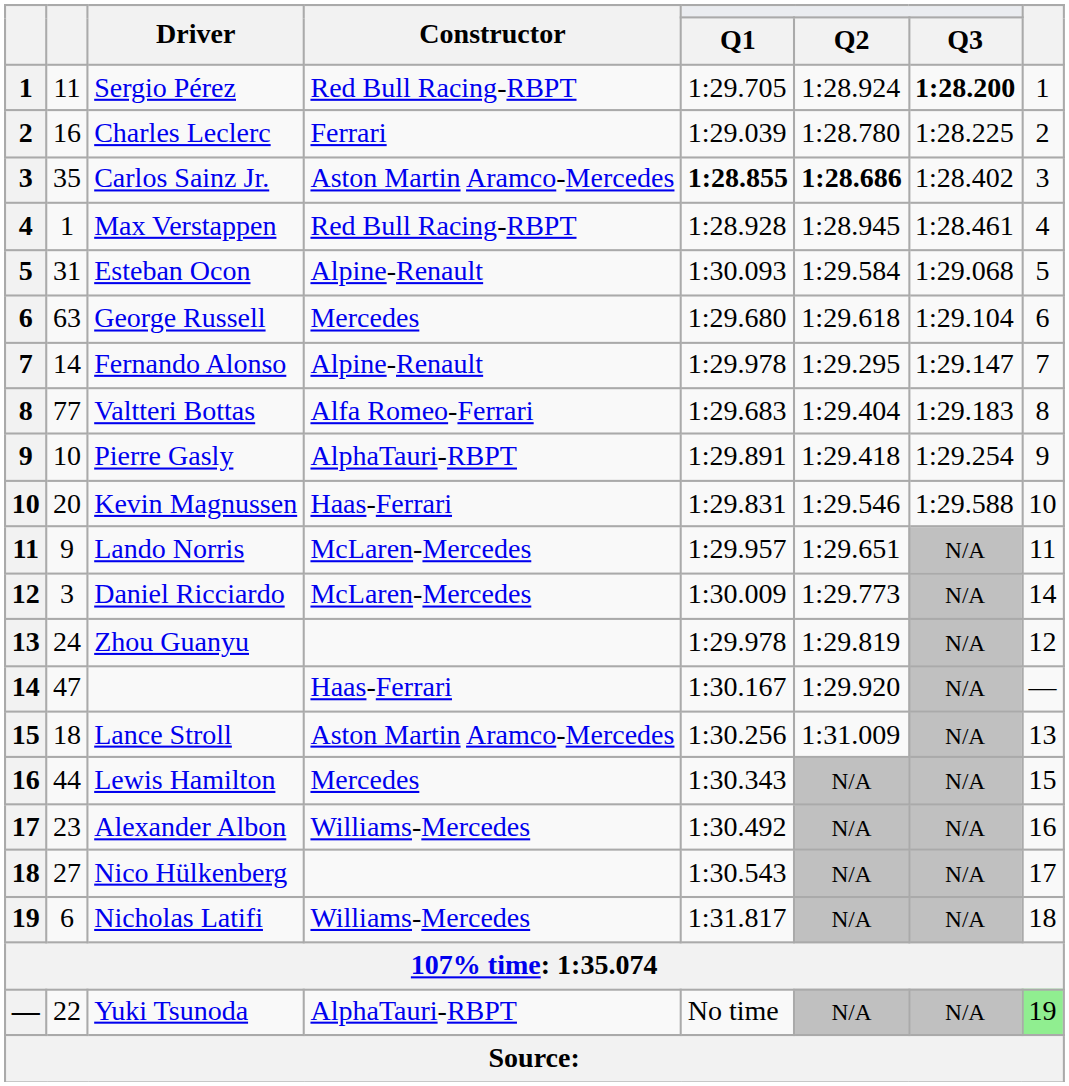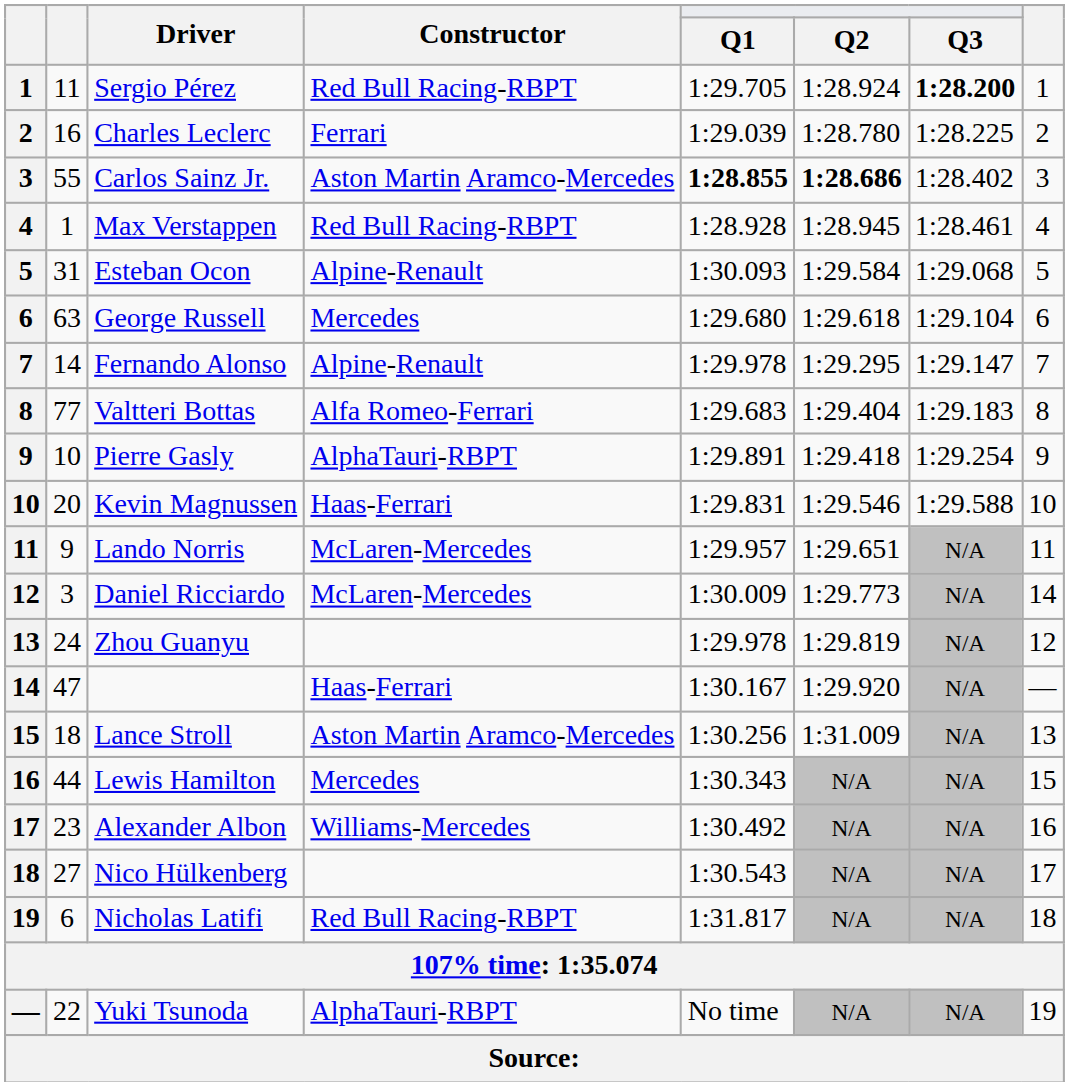(67, 179) 35 -> (67, 179) 55
(420, 918) Williams-Mercedes -> (443, 918) Red Bull Racing-RBPT
(1043, 1011) lightgreen background -> (1043, 1011) no background
